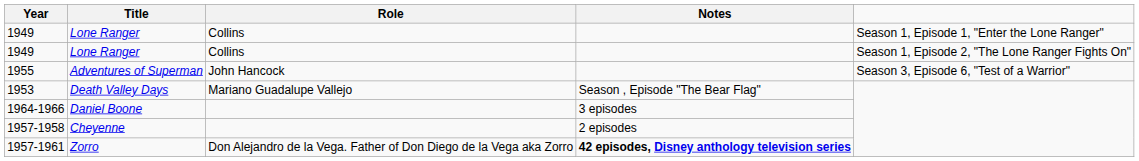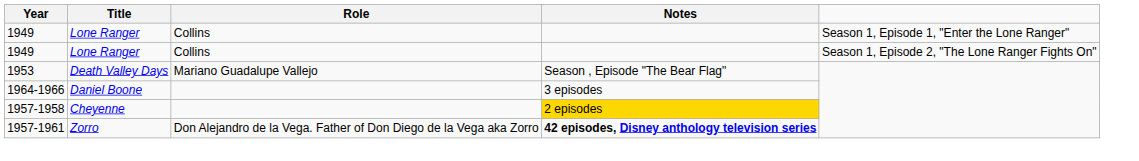- row: (20, 71)
(608, 128) no background -> (573, 109) gold background
